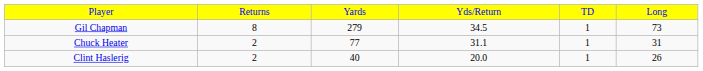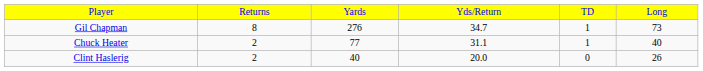(355, 27) 279 -> (355, 27) 276
(479, 27) 34.5 -> (479, 27) 34.7
(657, 43) 31 -> (657, 43) 40
(588, 58) 1 -> (588, 58) 0
